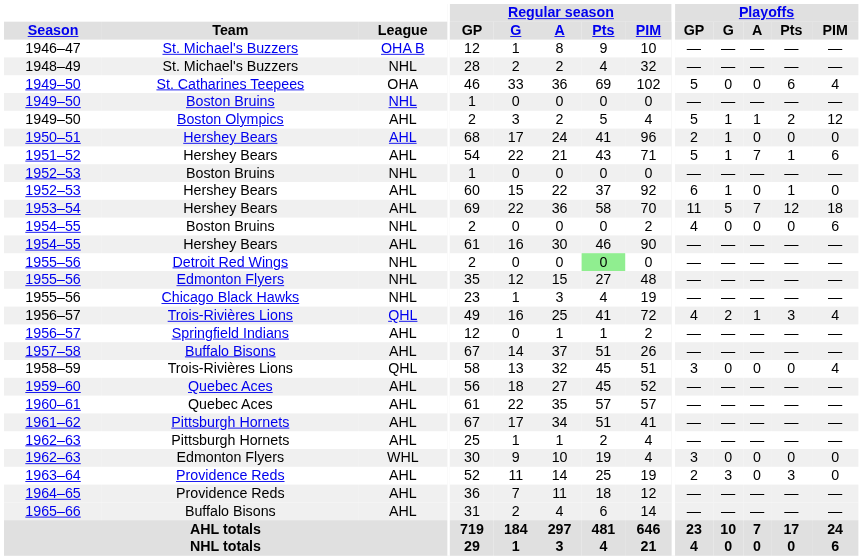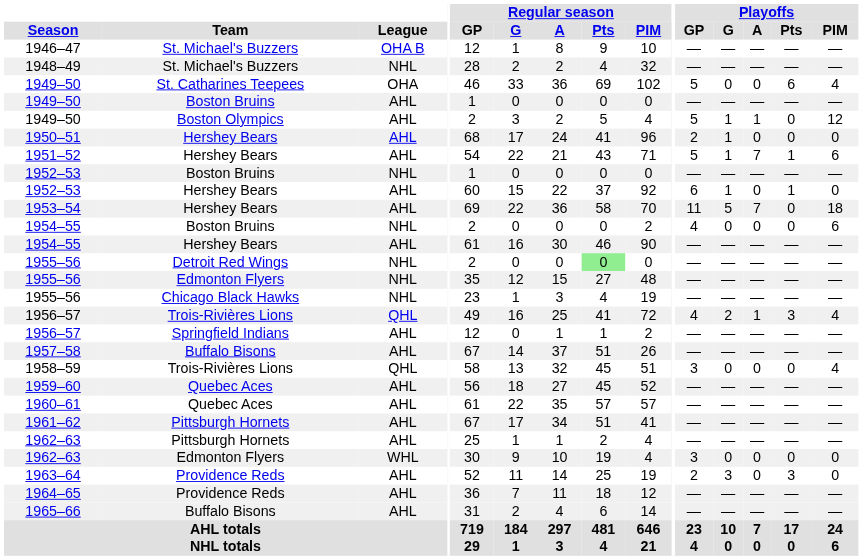(403, 101) NHL -> (403, 101) AHL
(791, 119) 2 -> (791, 119) 0
(791, 208) 12 -> (791, 208) 0
